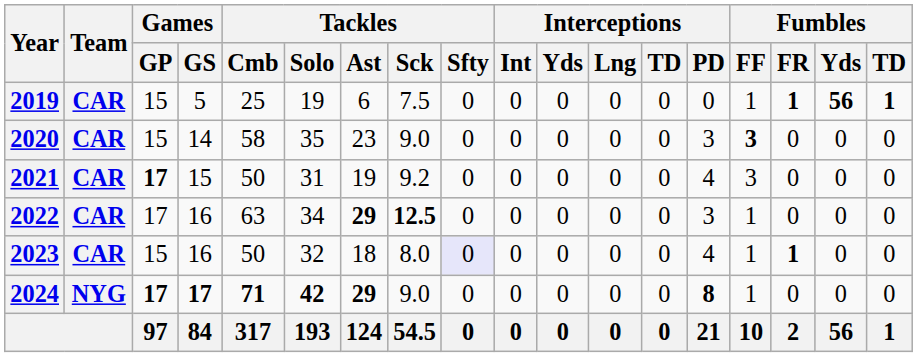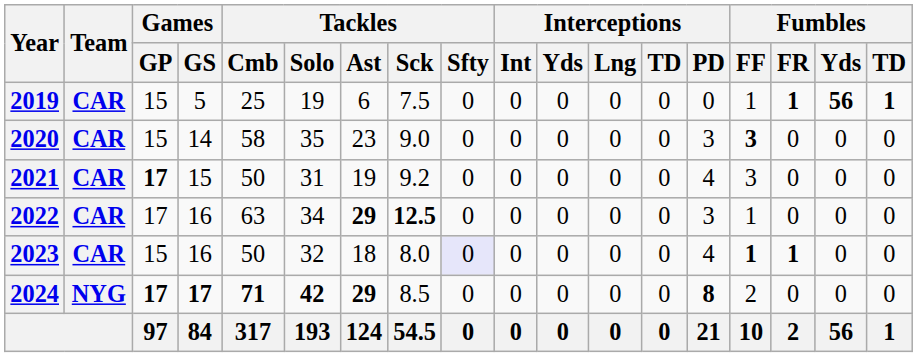(751, 255) normal -> (751, 255) bold
(415, 293) 9.0 -> (415, 293) 8.5
(751, 293) 1 -> (751, 293) 2
